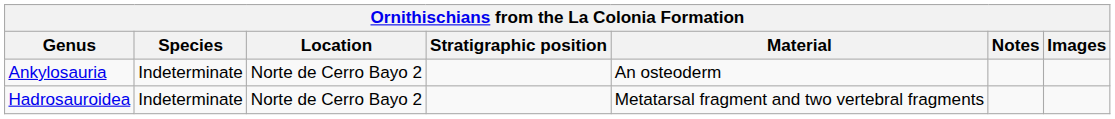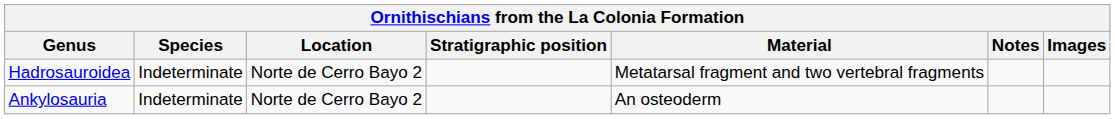rows swapped: (57, 72) <-> (69, 99)
